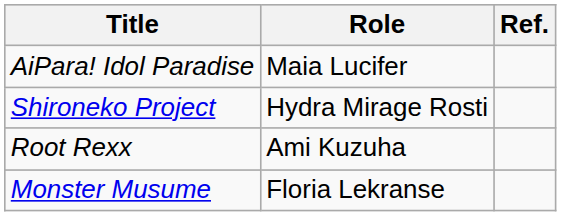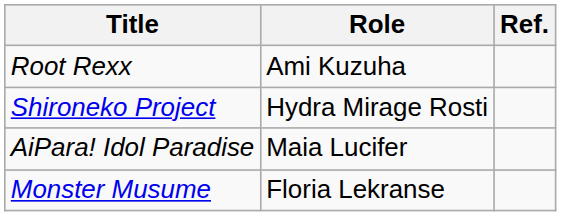rows swapped: (133, 66) <-> (71, 148)
